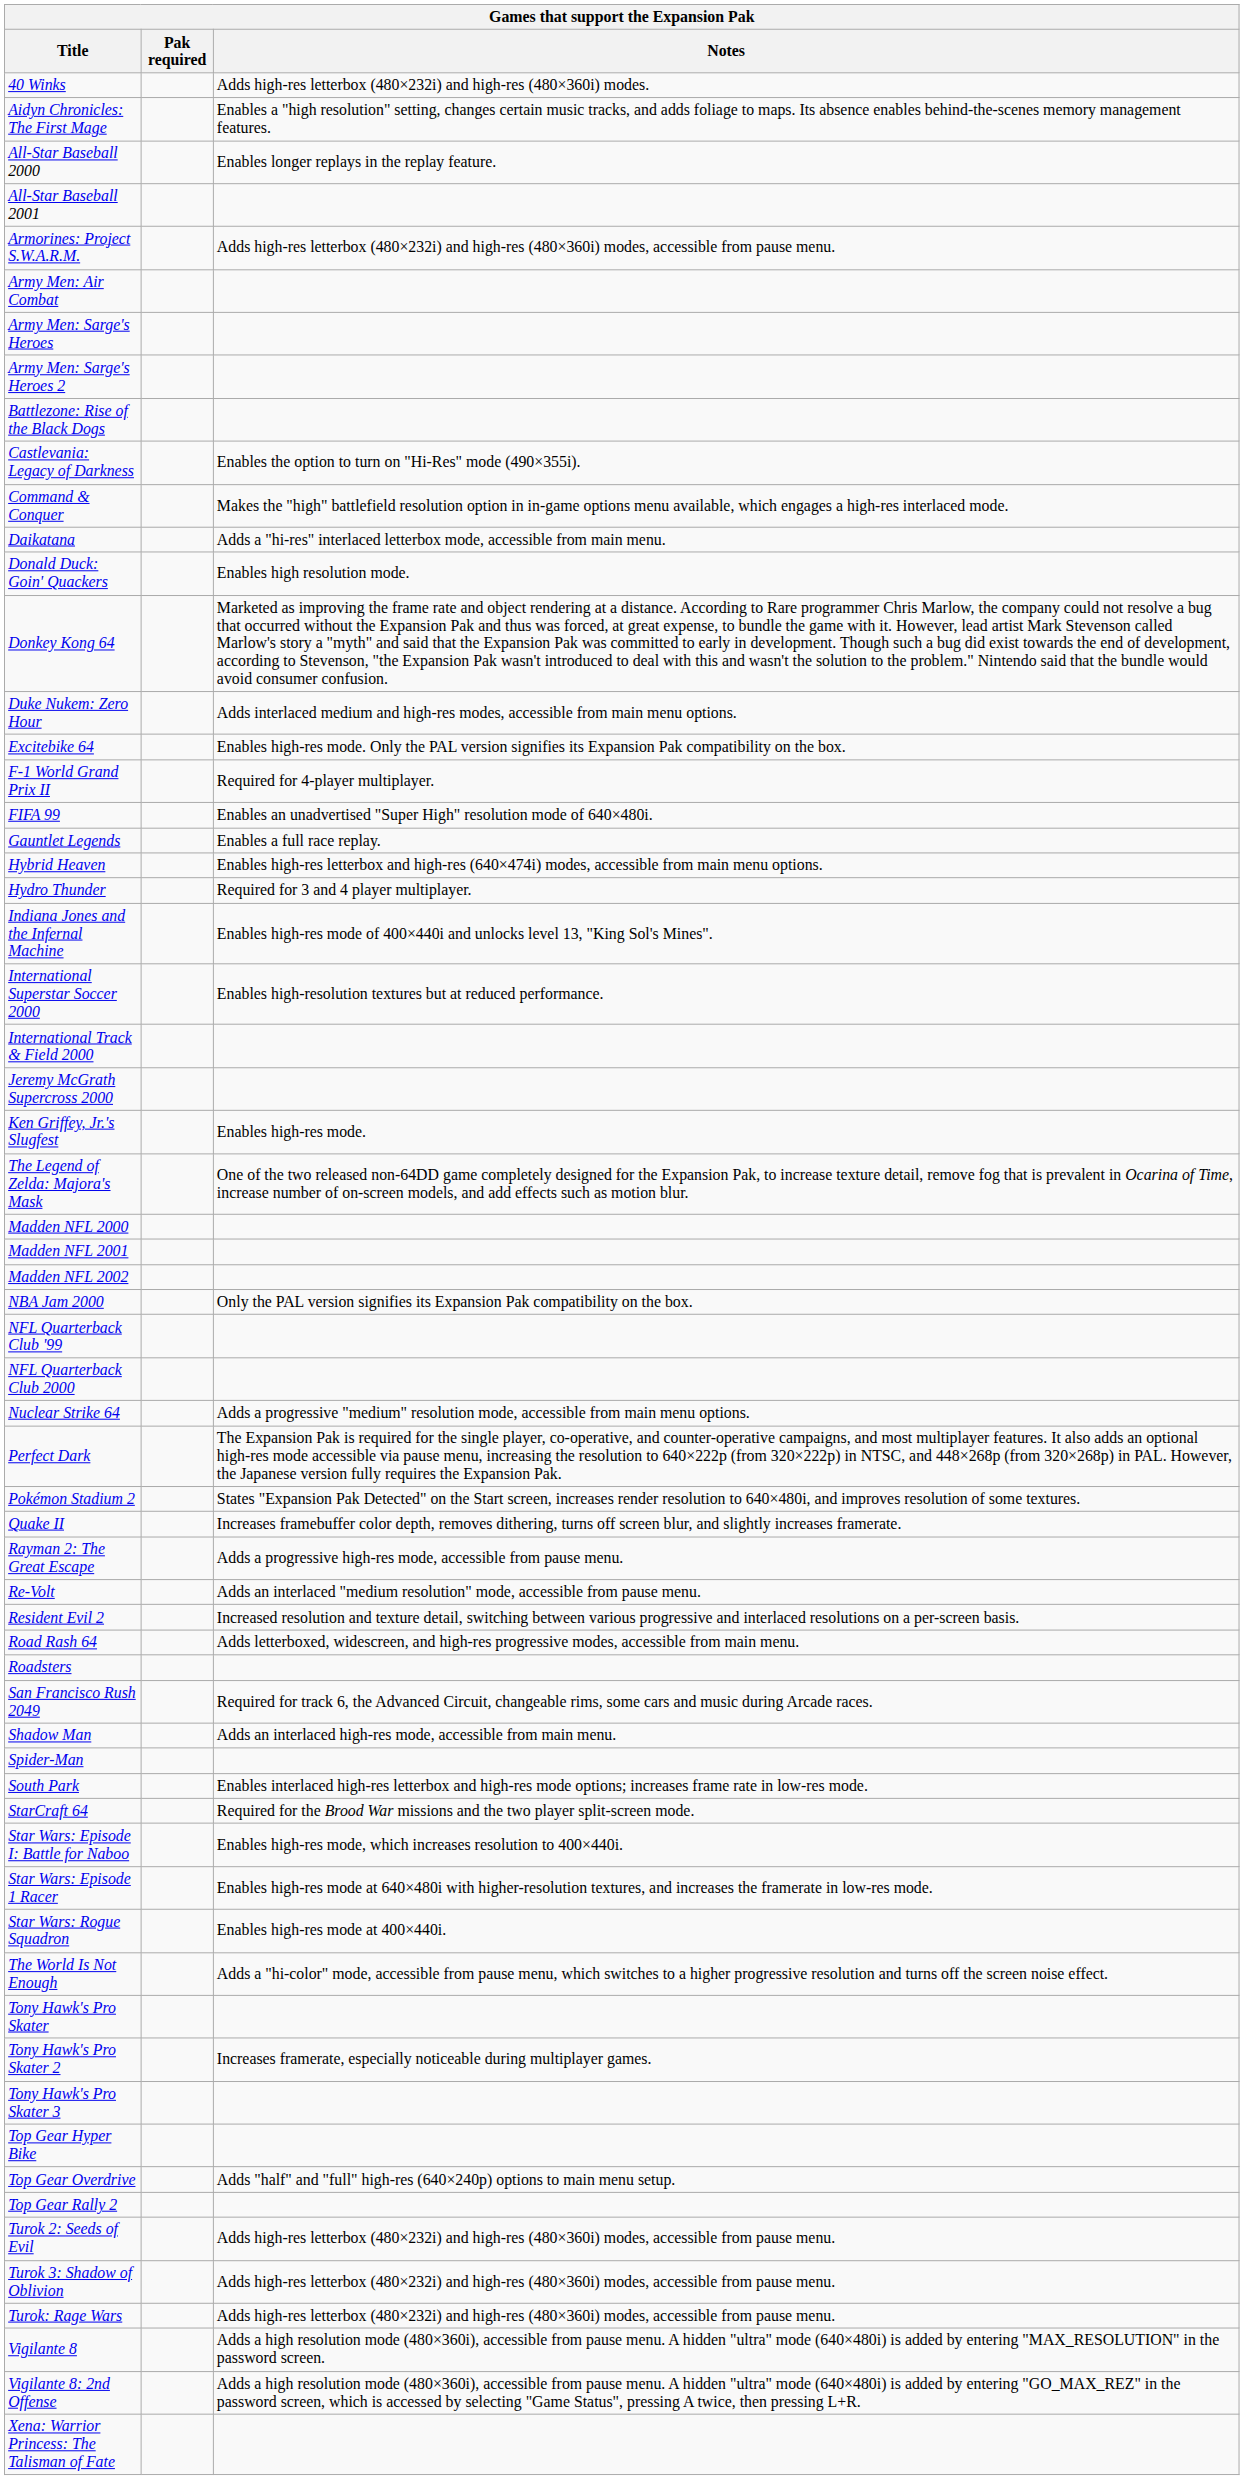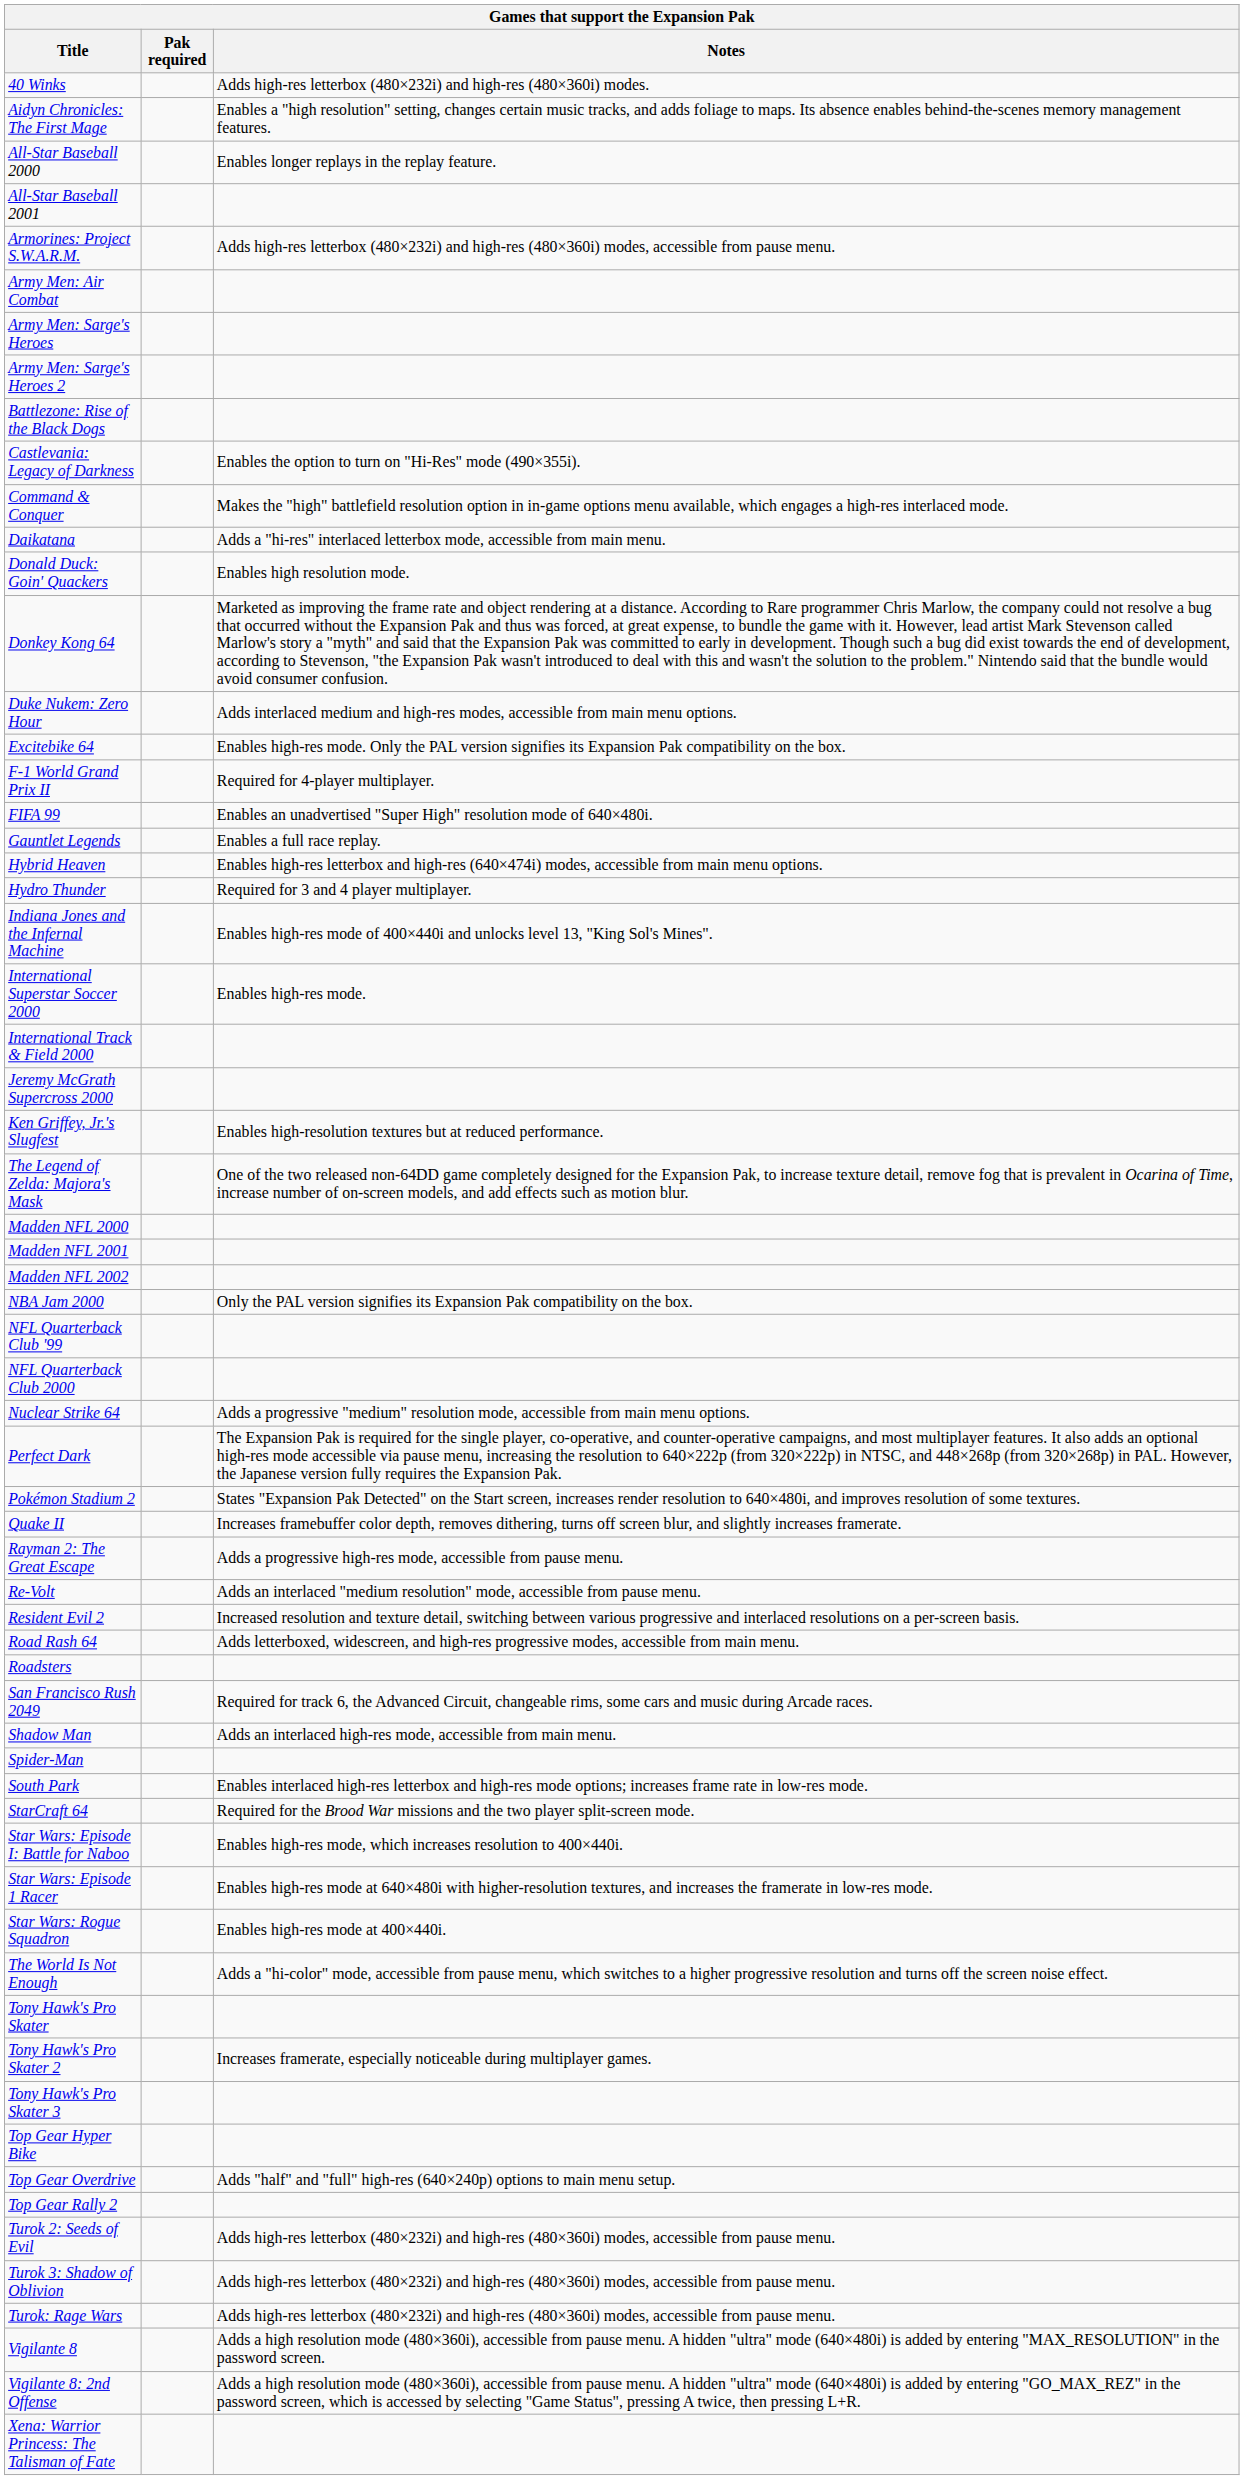(410, 994) Enables high-resolution textures but at reduced performance. -> (291, 994) Enables high-res mode.
(291, 1131) Enables high-res mode. -> (410, 1131) Enables high-resolution textures but at reduced performance.
